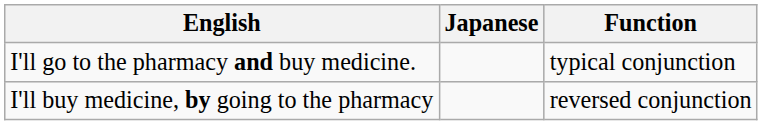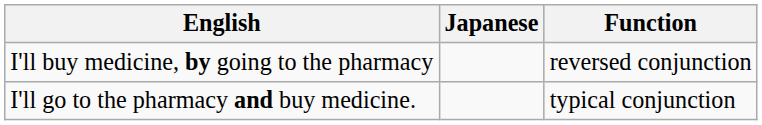rows swapped: (213, 61) <-> (222, 100)
